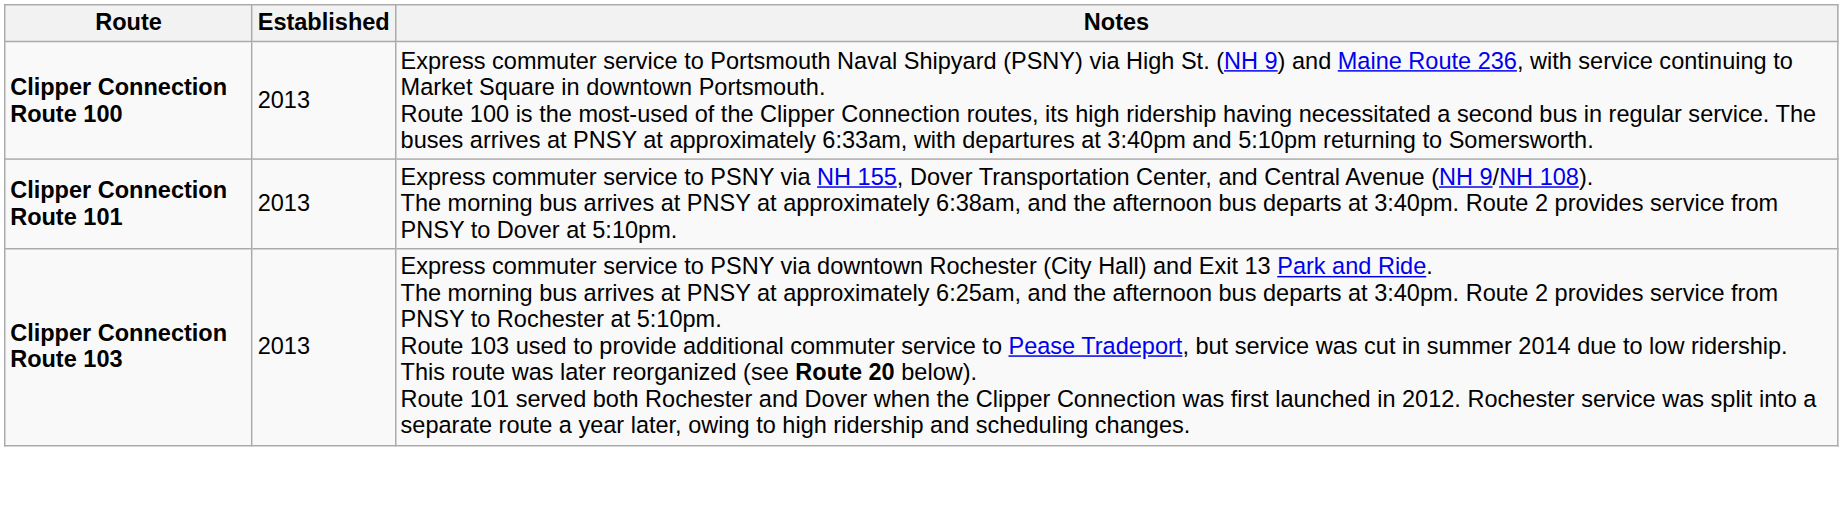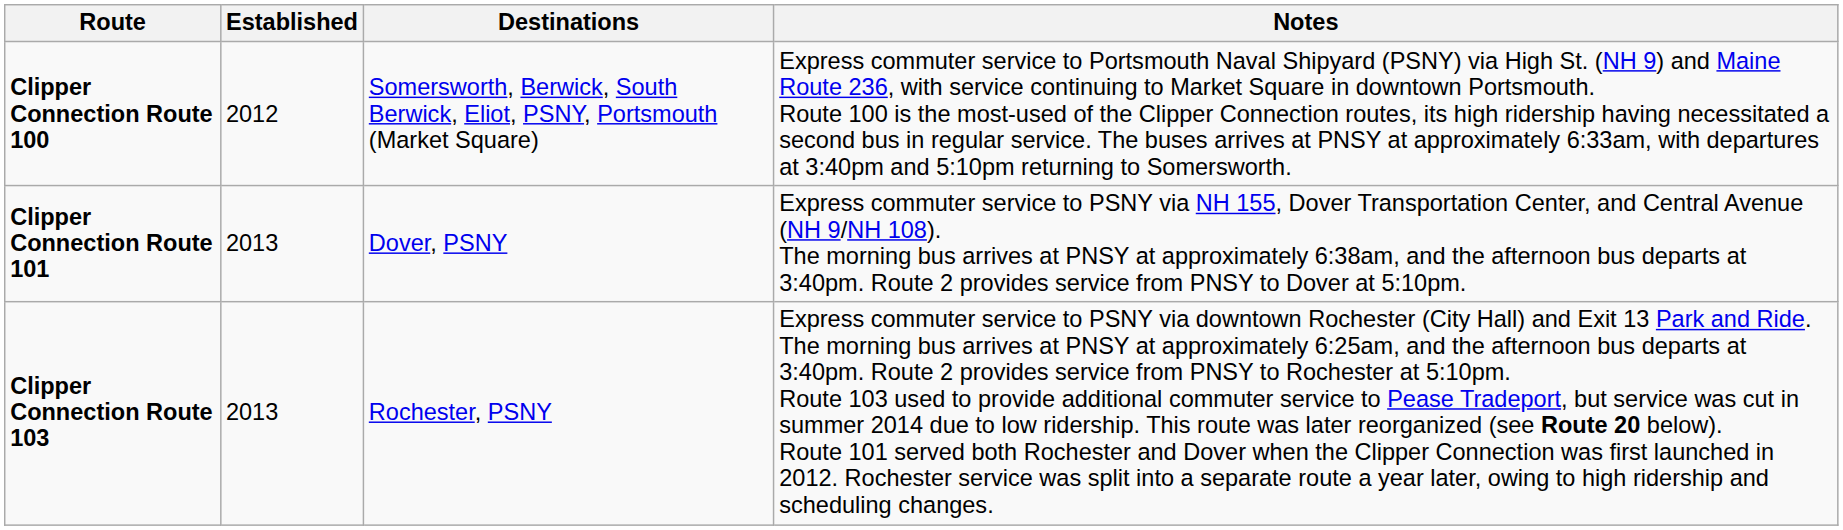+ column: (569, 23)
(284, 100) 2013 -> (252, 113) 2012
